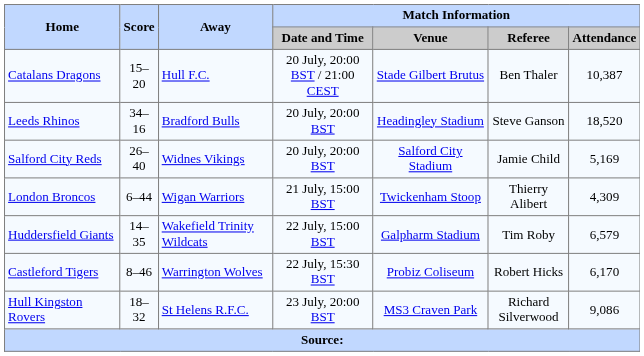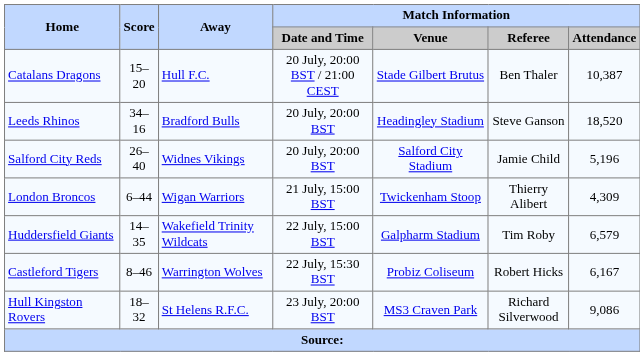(604, 159) 5,169 -> (604, 159) 5,196
(604, 272) 6,170 -> (604, 272) 6,167
